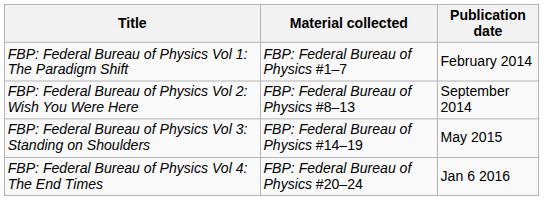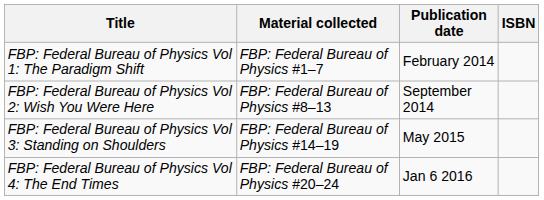+ column: (519, 23)
